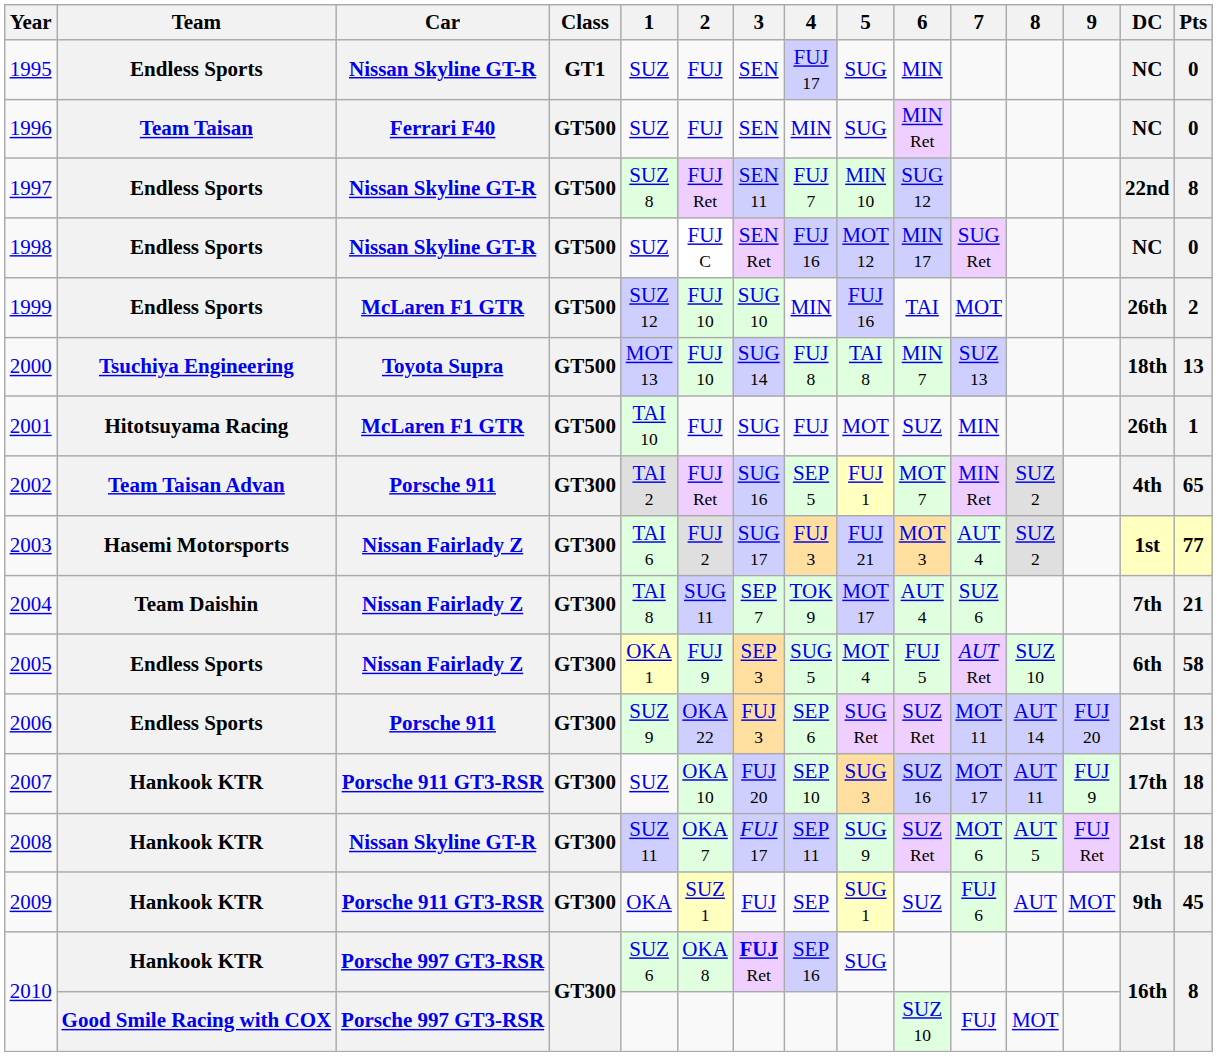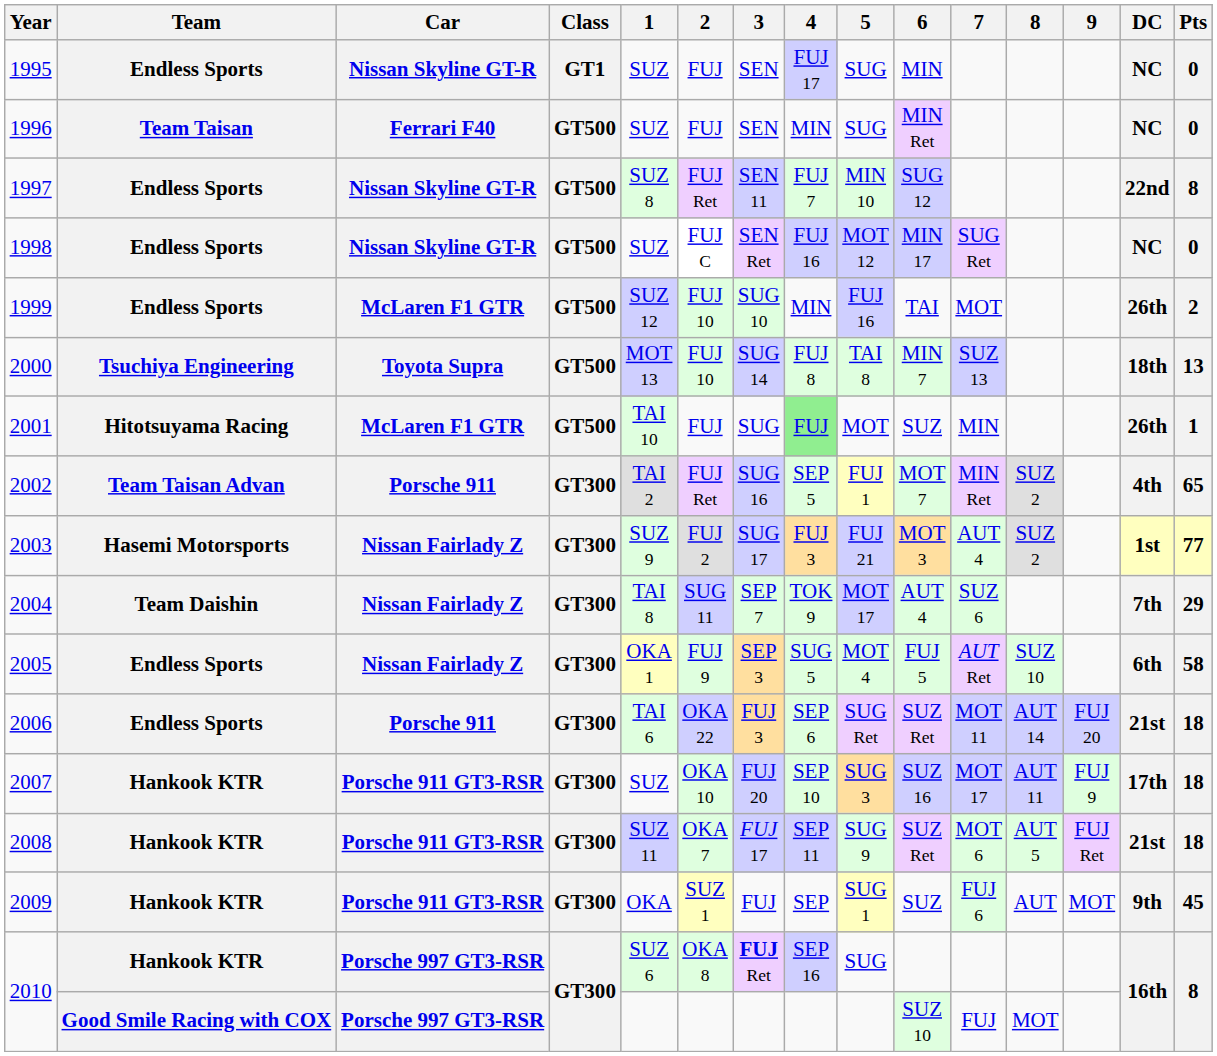(811, 426) no background -> (811, 426) lightgreen background
(649, 545) TAI 6 -> (649, 545) SUZ 9
(1193, 604) 21 -> (1193, 604) 29
(649, 723) SUZ 9 -> (649, 723) TAI 6
(1193, 723) 13 -> (1193, 723) 18
(443, 842) Nissan Skyline GT-R -> (443, 842) Porsche 911 GT3-RSR
